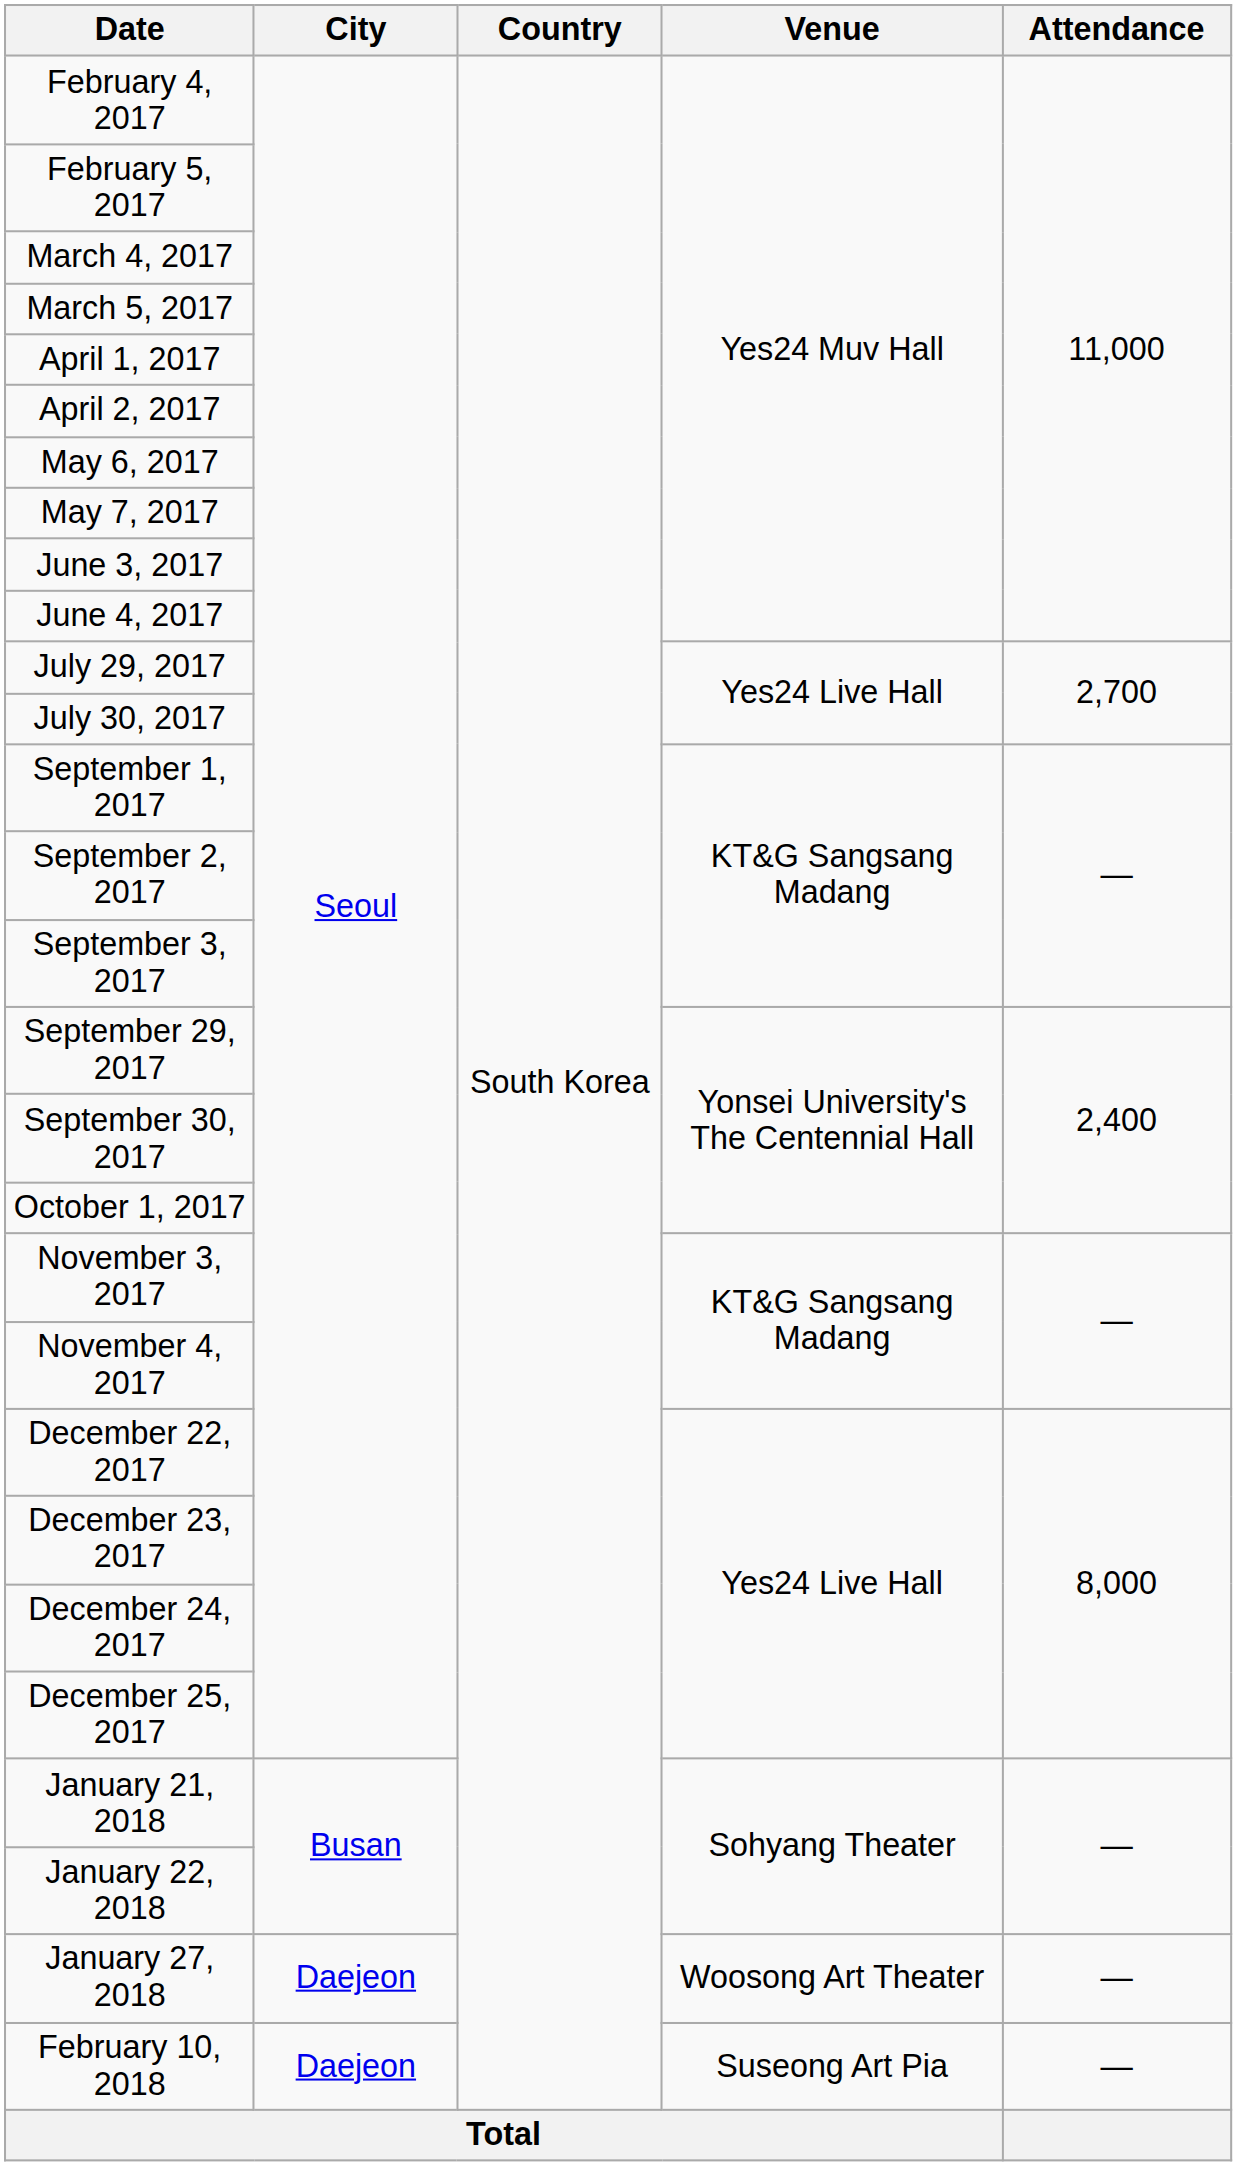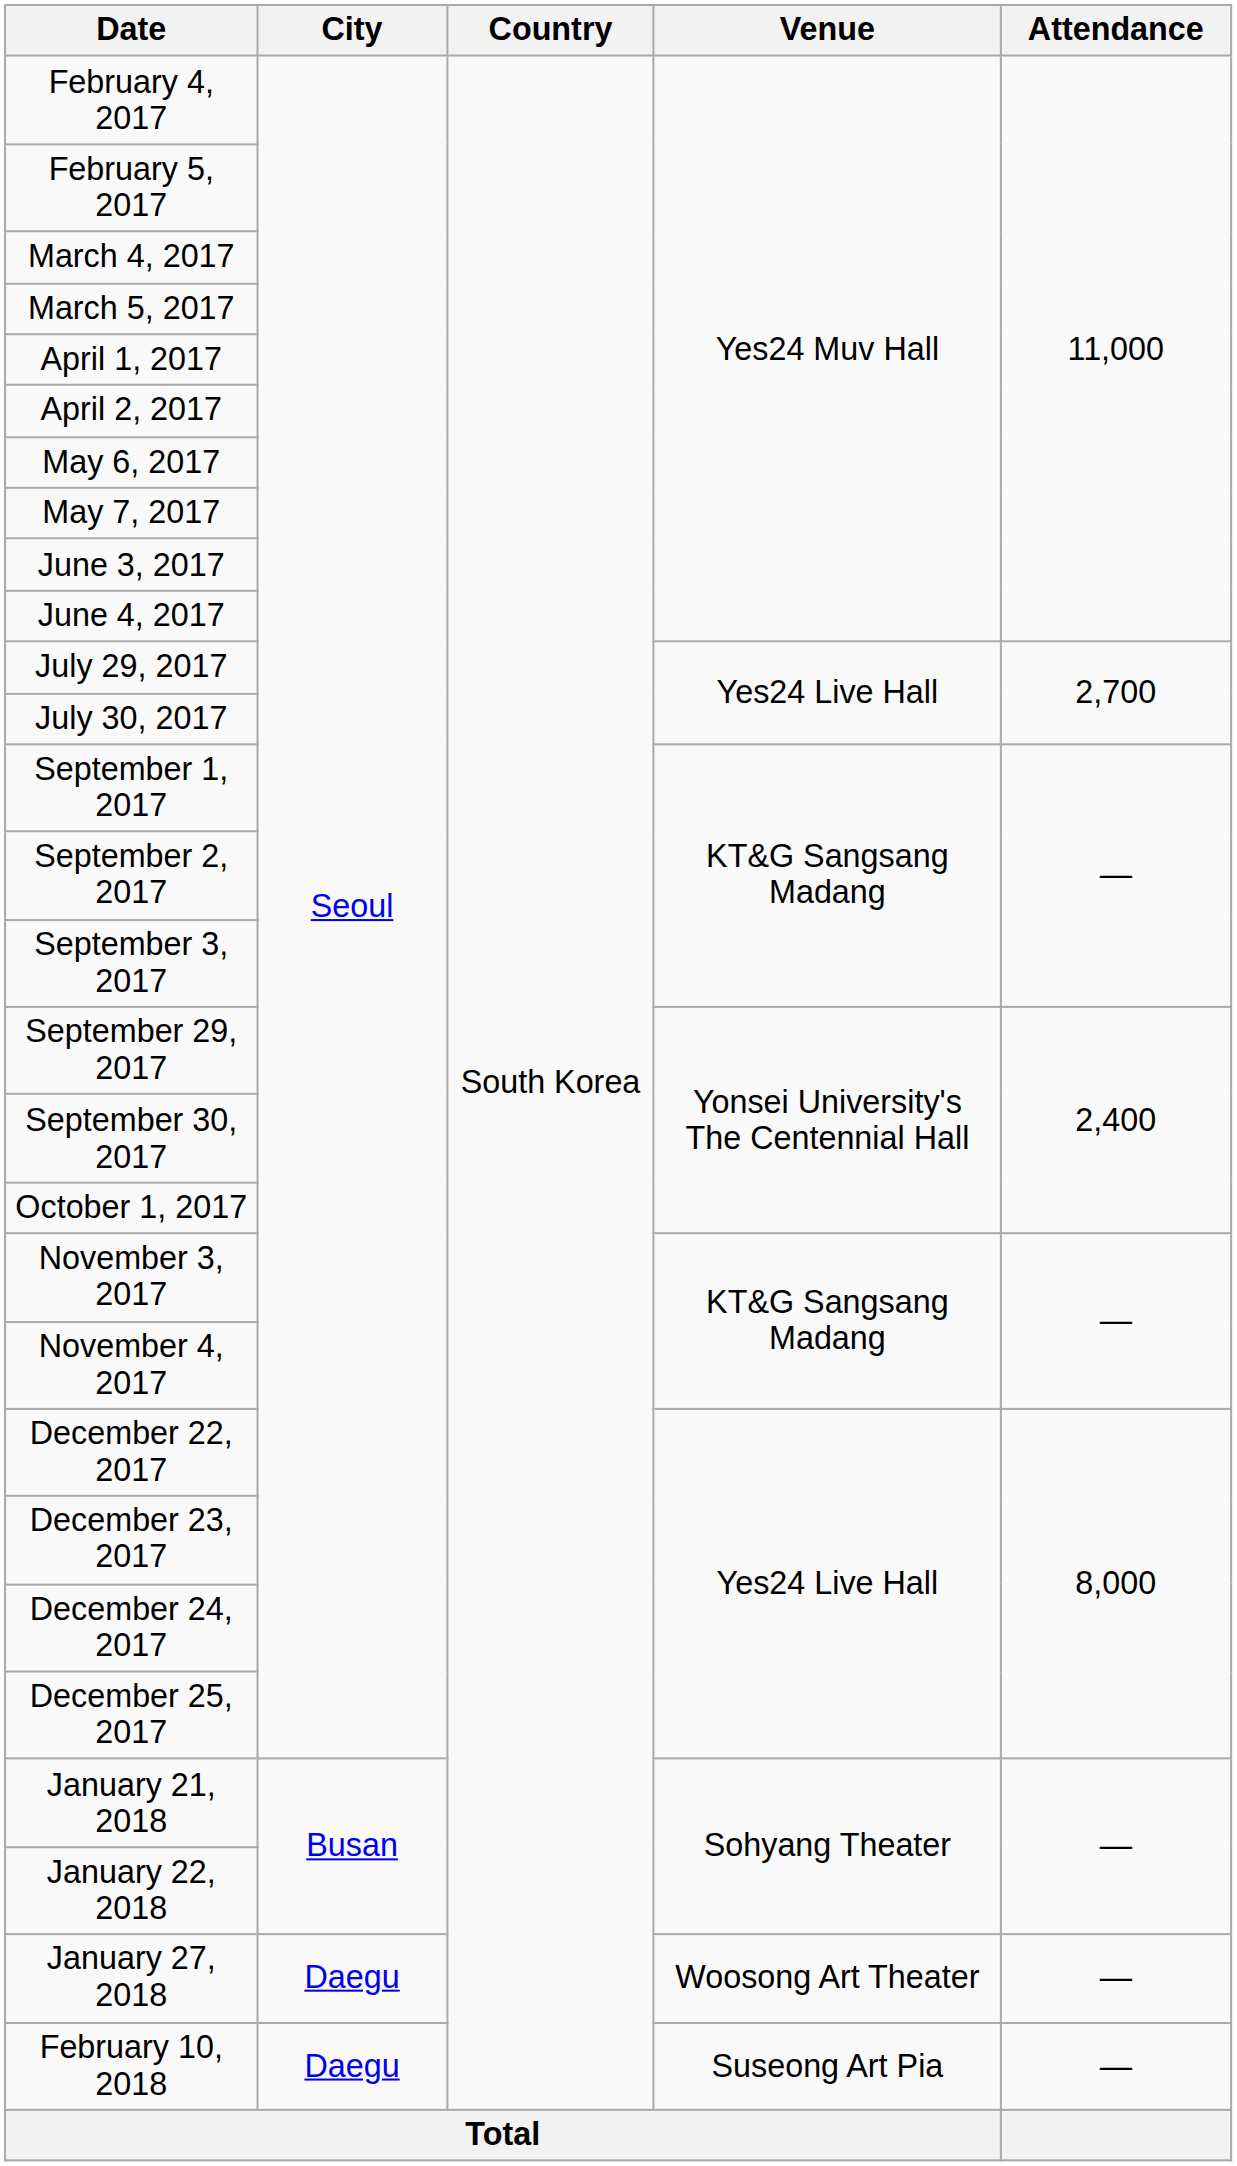(356, 1977) Daejeon -> (352, 1977) Daegu
(356, 2065) Daejeon -> (352, 2065) Daegu
